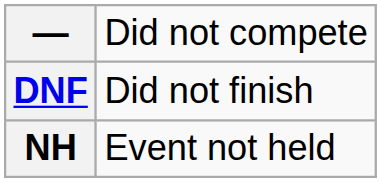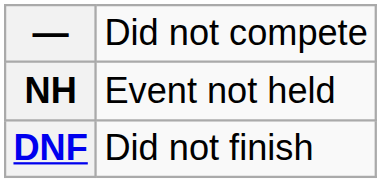rows swapped: (51, 90) <-> (51, 147)
